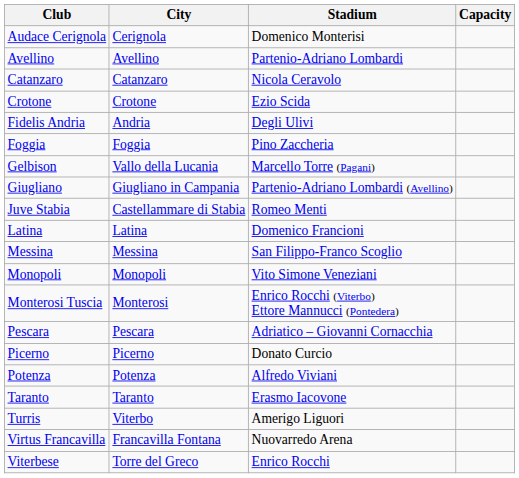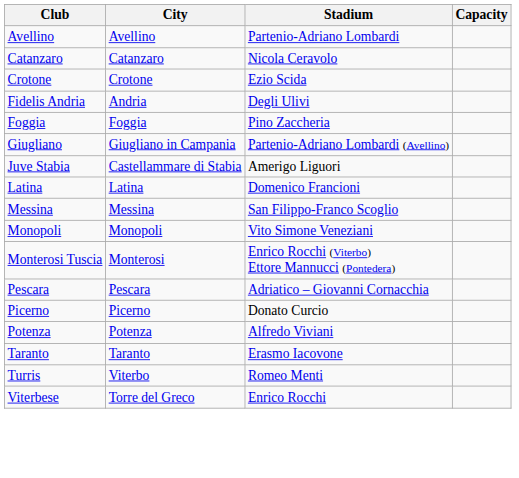- row: (57, 36)
- row: (32, 166)
(289, 209) Romeo Menti -> (294, 166) Amerigo Liguori
(298, 418) Amerigo Liguori -> (285, 375) Romeo Menti
- row: (56, 440)
